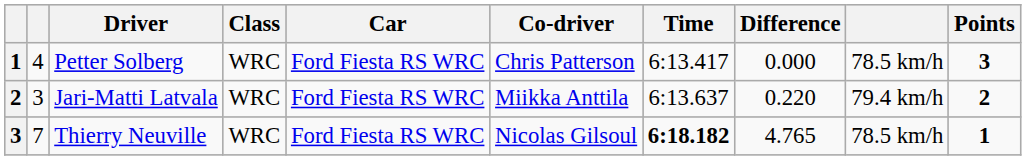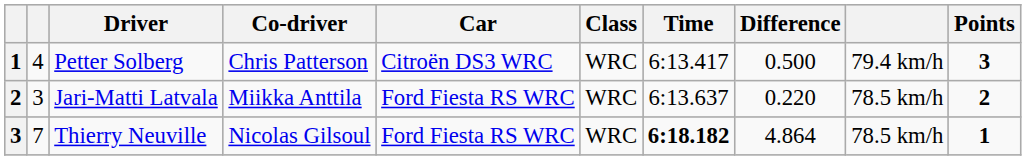columns swapped: (566, 23) <-> (254, 23)
(388, 61) Ford Fiesta RS WRC -> (467, 61) Citroën DS3 WRC
(790, 61) 0.000 -> (790, 61) 0.500
(897, 61) 78.5 km/h -> (897, 61) 79.4 km/h
(897, 98) 79.4 km/h -> (897, 98) 78.5 km/h
(790, 136) 4.765 -> (790, 136) 4.864
